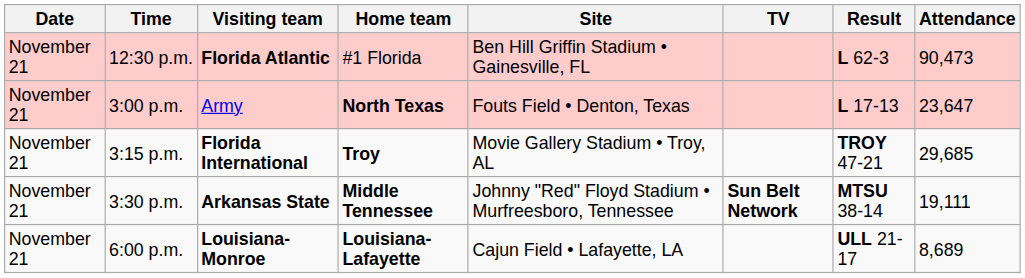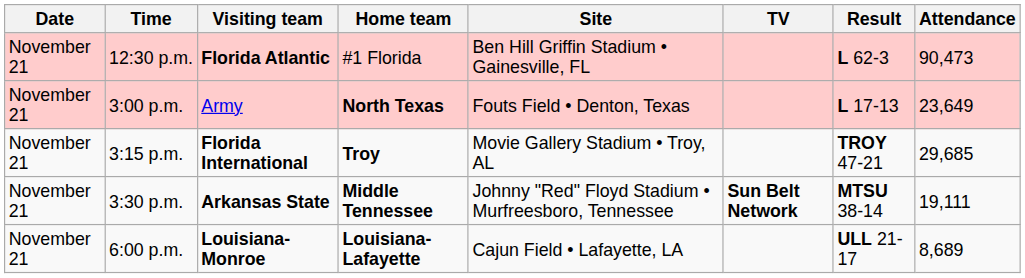(946, 105) 23,647 -> (946, 105) 23,649
